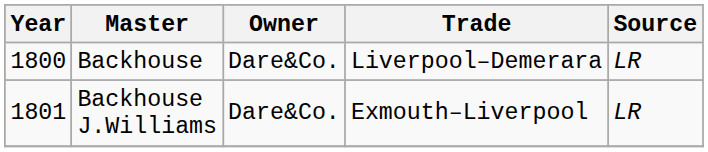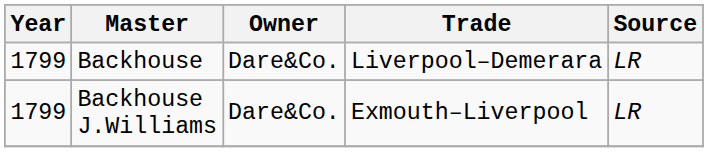(38, 62) 1800 -> (38, 62) 1799
(38, 113) 1801 -> (38, 113) 1799
